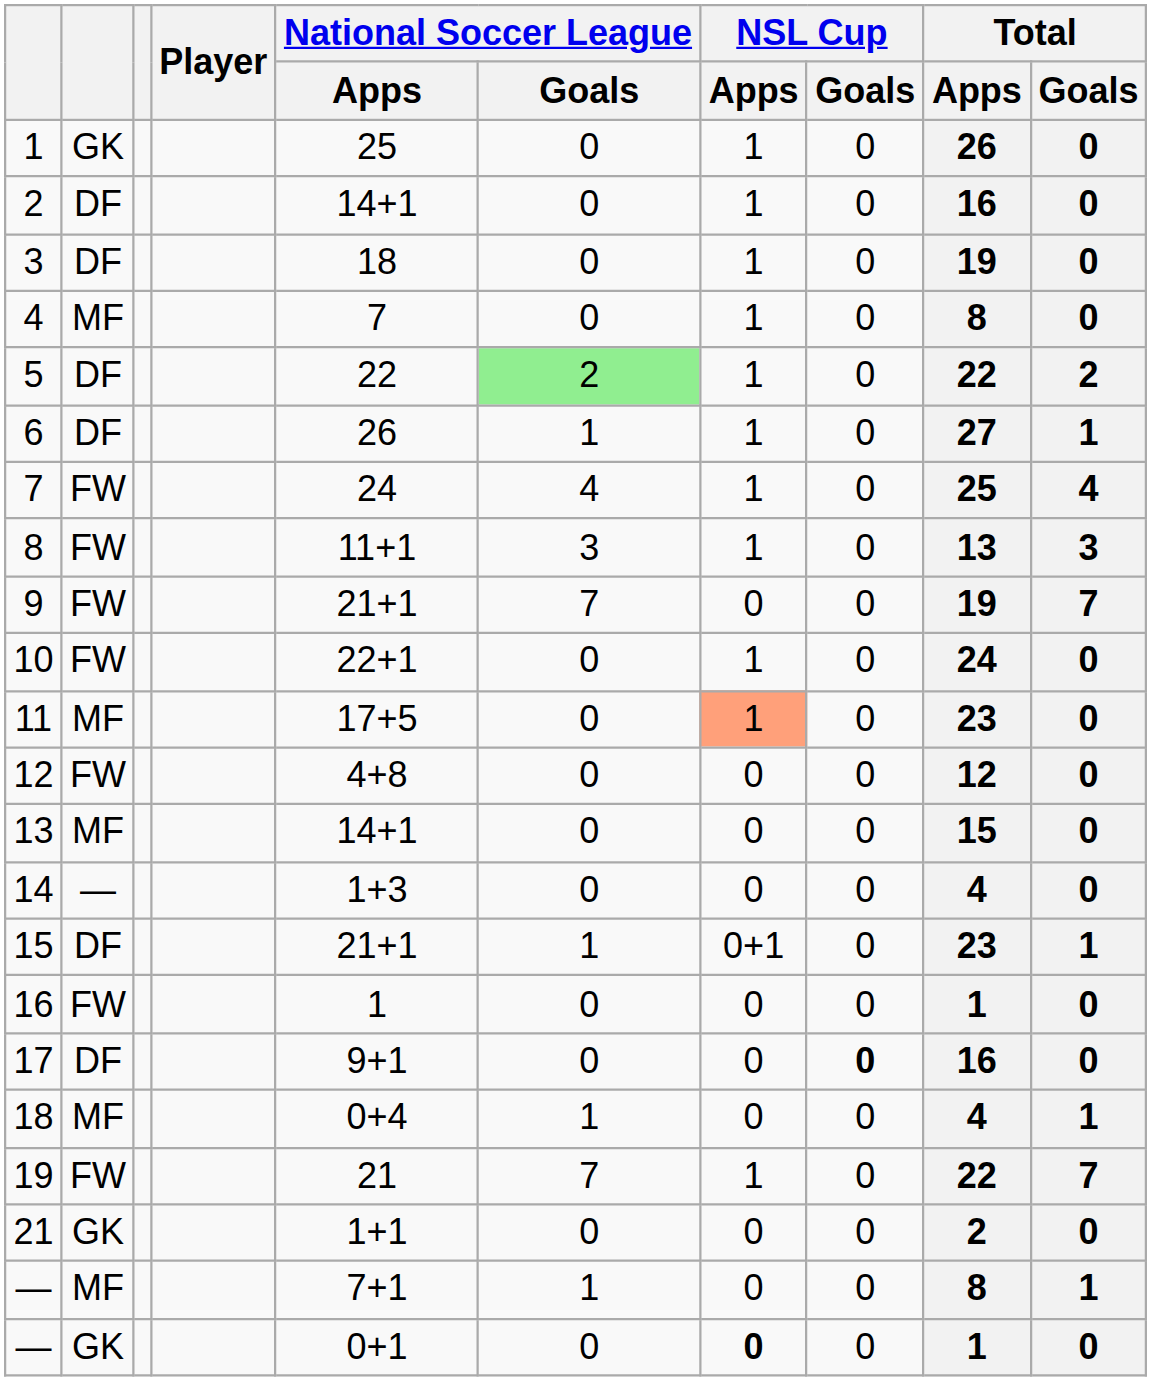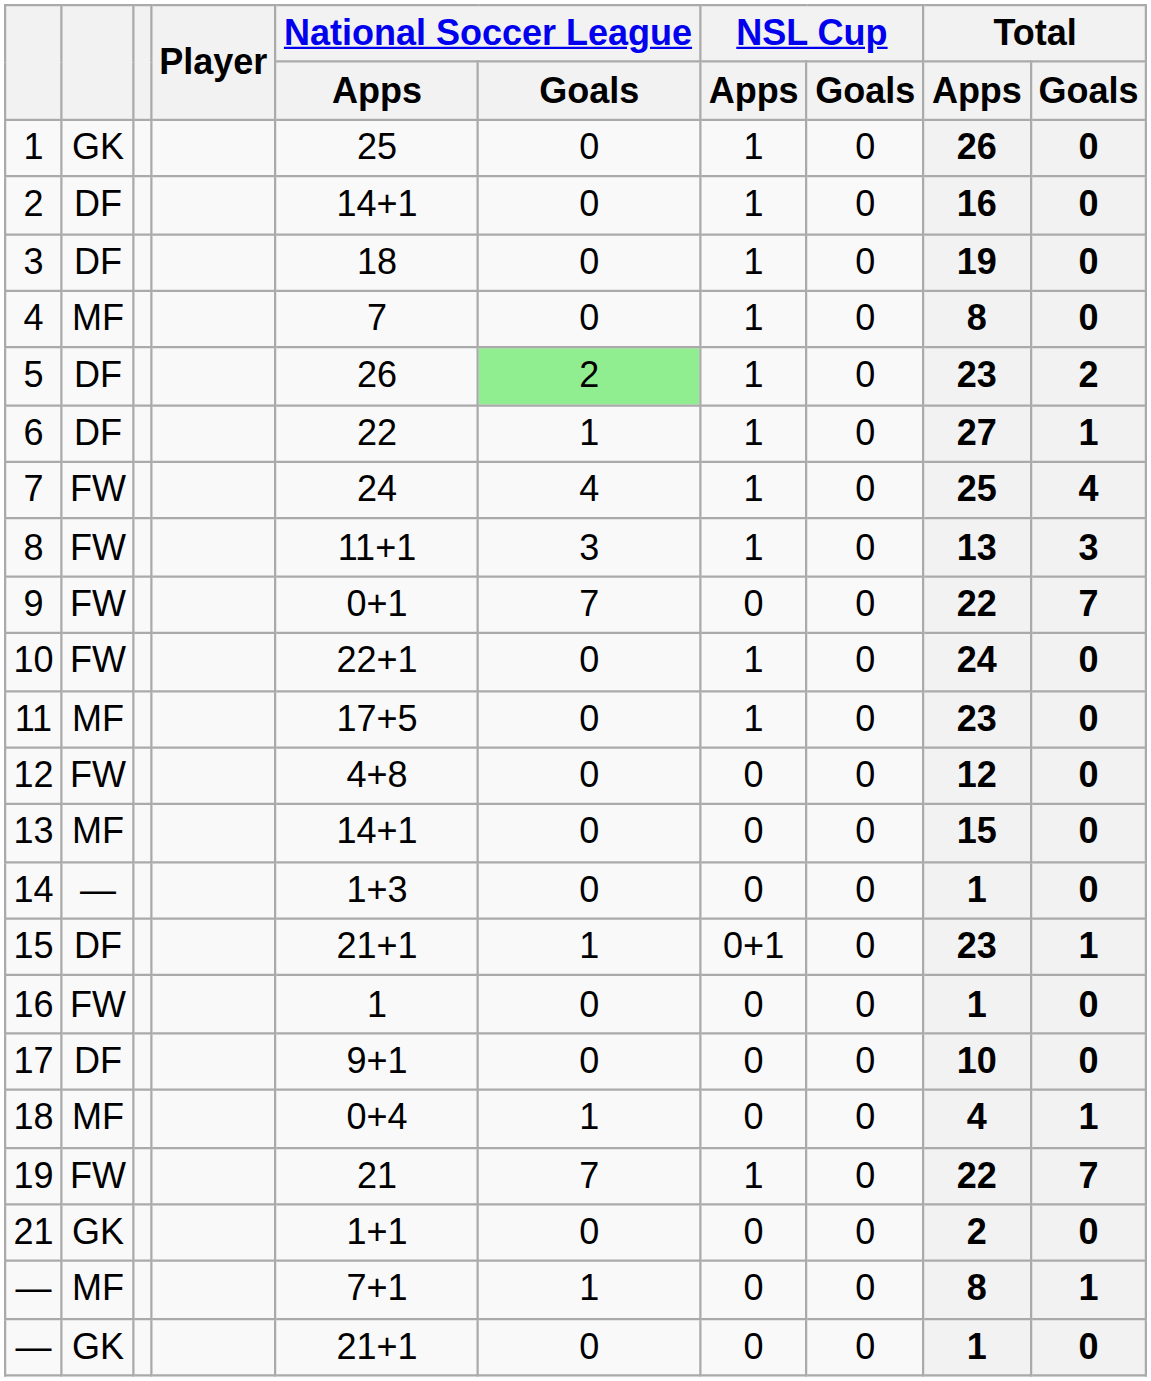(377, 375) 22 -> (377, 375) 26
(977, 375) 22 -> (977, 375) 23
(377, 432) 26 -> (377, 432) 22
(377, 603) 21+1 -> (377, 603) 0+1
(977, 603) 19 -> (977, 603) 22
(754, 718) lightsalmon background -> (754, 718) no background
(977, 889) 4 -> (977, 889) 1
(865, 1060) bold -> (865, 1060) normal
(977, 1060) 16 -> (977, 1060) 10
(377, 1346) 0+1 -> (377, 1346) 21+1
(754, 1346) bold -> (754, 1346) normal
